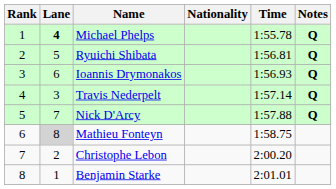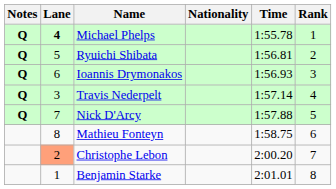columns swapped: (22, 14) <-> (313, 14)
(56, 134) lightgrey background -> (57, 134) no background
(56, 154) no background -> (57, 154) lightsalmon background
